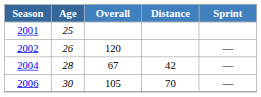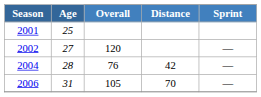(68, 48) 26 -> (68, 48) 27
(113, 66) 67 -> (113, 66) 76
(68, 83) 30 -> (68, 83) 31
